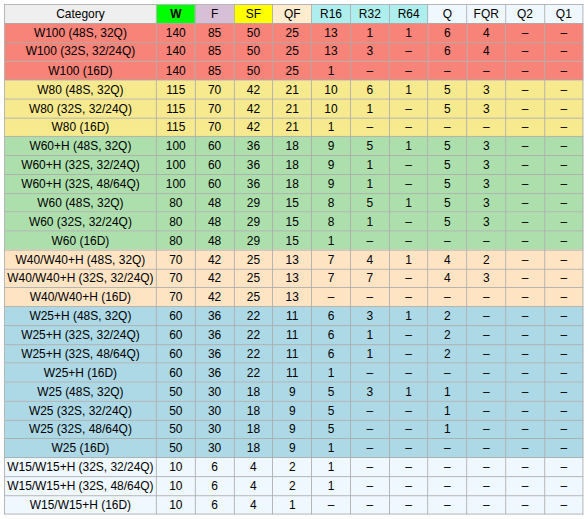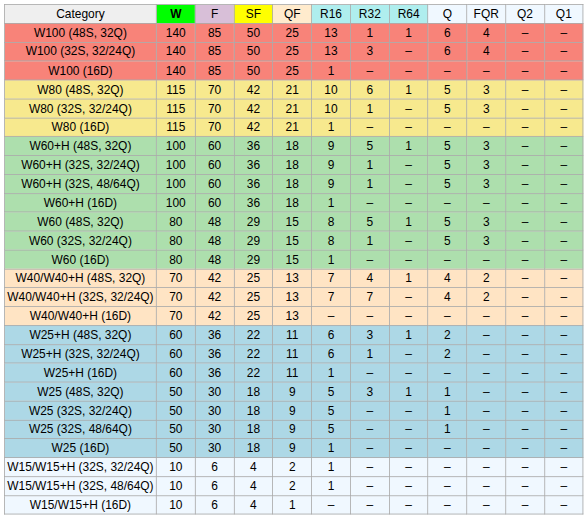+ row: (80, 203)
(486, 279) 3 -> (486, 297) 2
- row: (80, 354)
